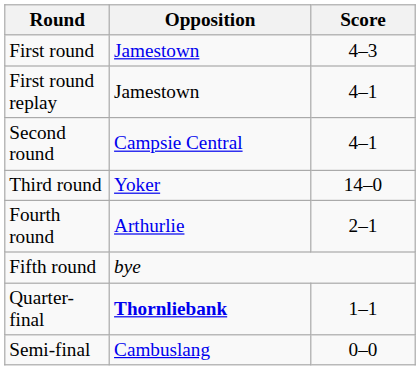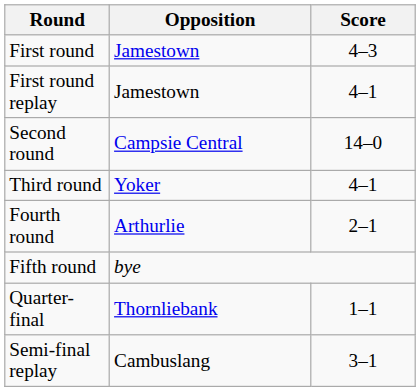(363, 143) 4–1 -> (363, 143) 14–0
(363, 184) 14–0 -> (363, 184) 4–1
(171, 308) bold -> (166, 308) normal
- row: (50, 349)
+ row: (50, 360)
